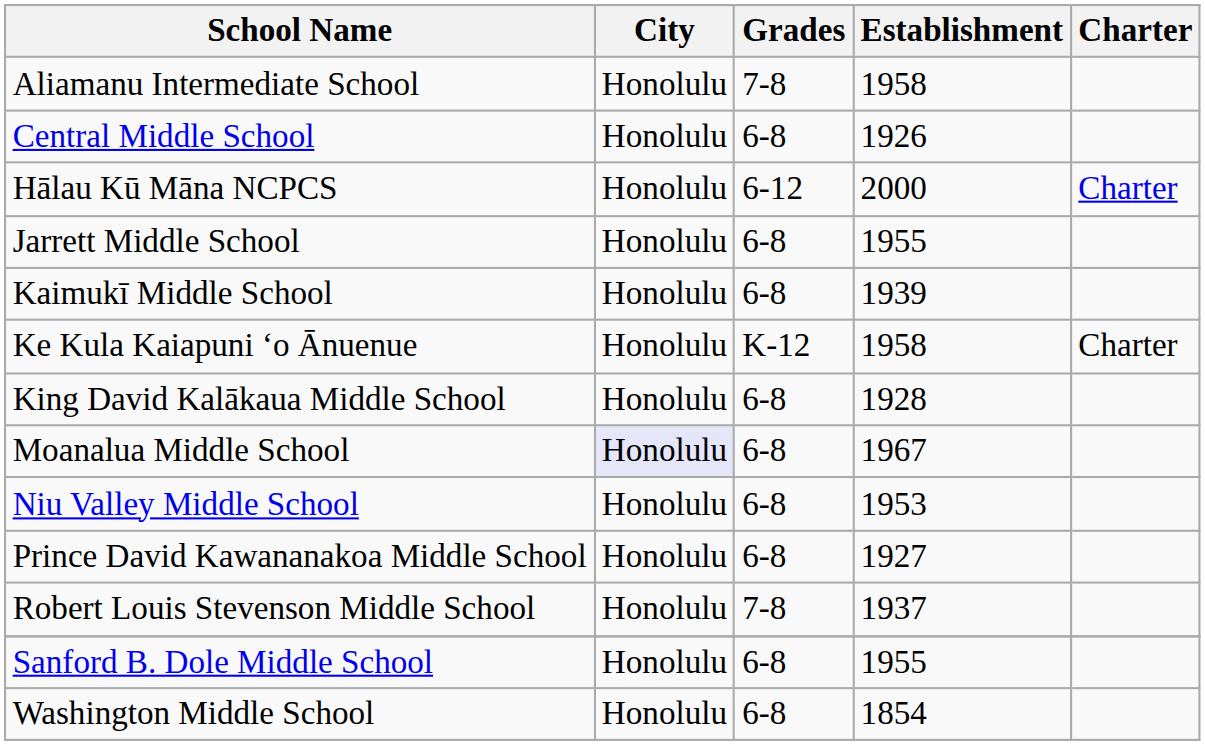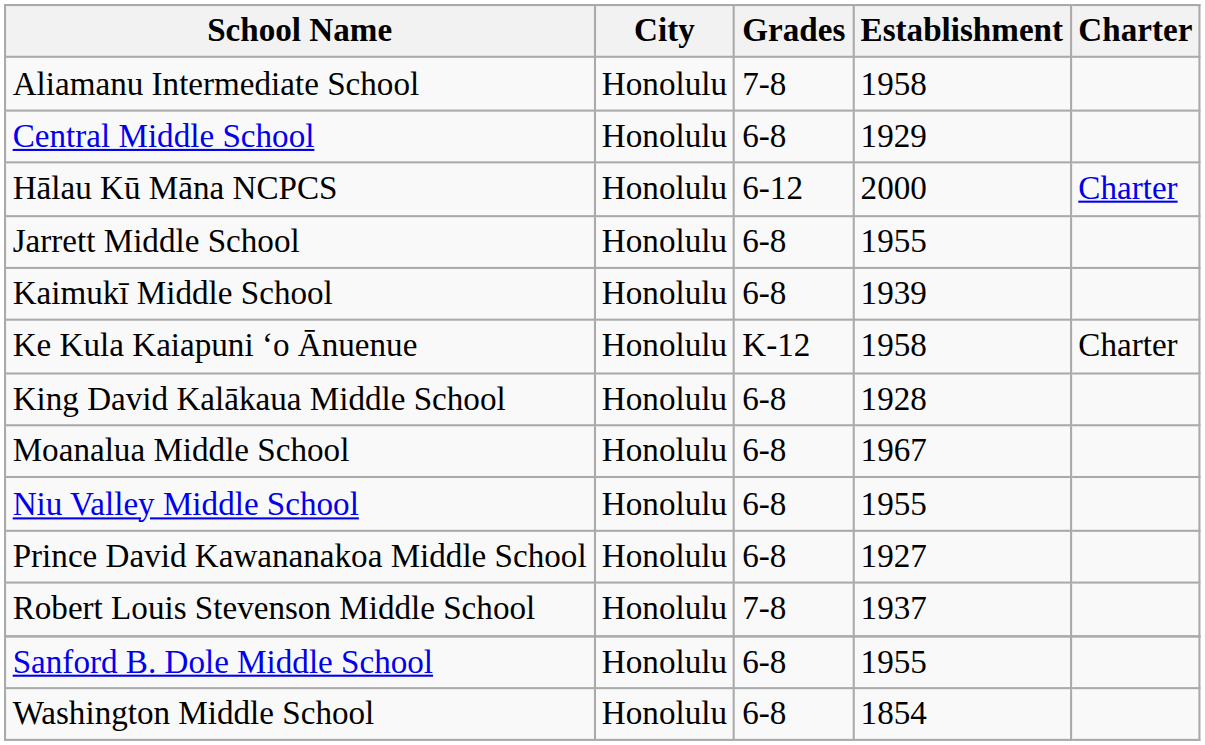(894, 135) 1926 -> (894, 135) 1929
(664, 450) lavender background -> (664, 450) no background
(894, 503) 1953 -> (894, 503) 1955
